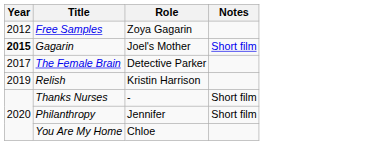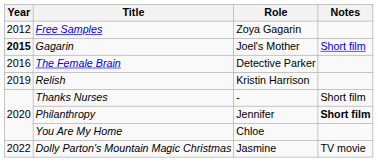(19, 64) 2017 -> (19, 64) 2016
(234, 115) normal -> (345, 115) bold
+ row: (133, 149)
